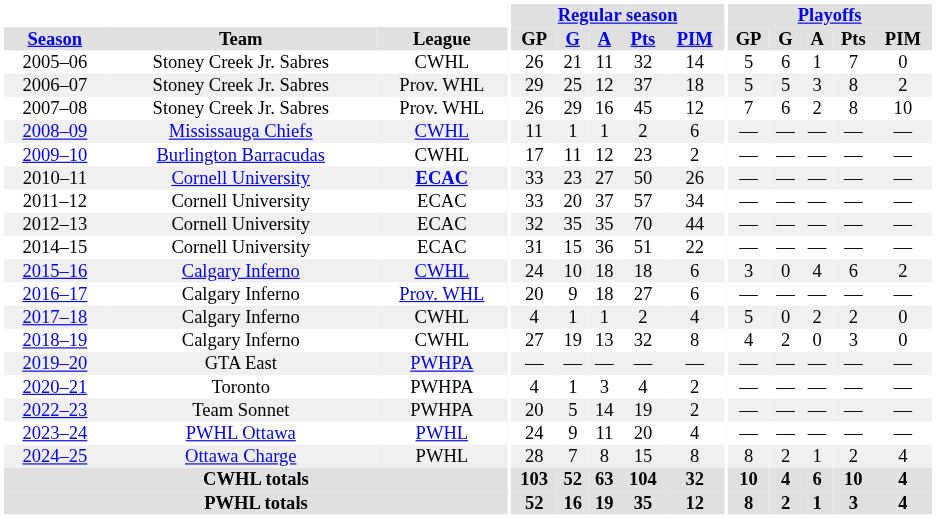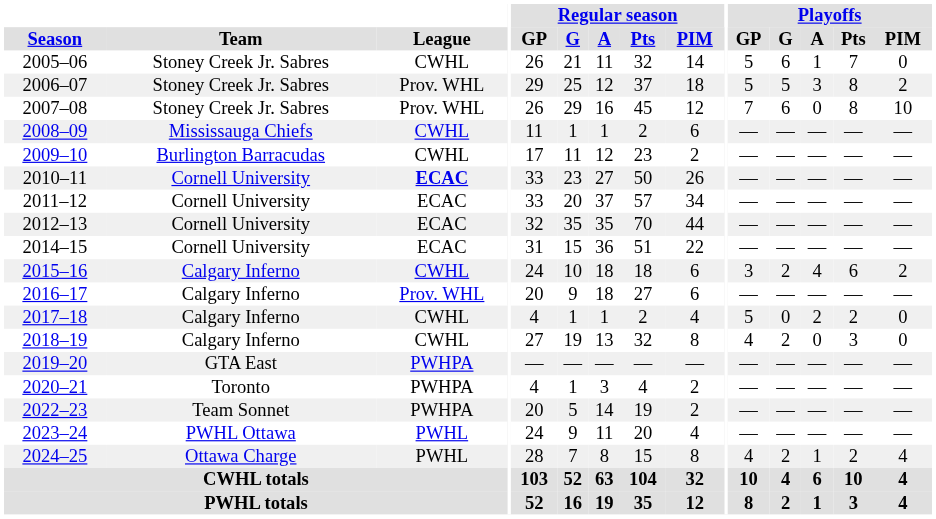(817, 108) 2 -> (817, 108) 0
(786, 270) 0 -> (786, 270) 2
(749, 456) 8 -> (749, 456) 4
